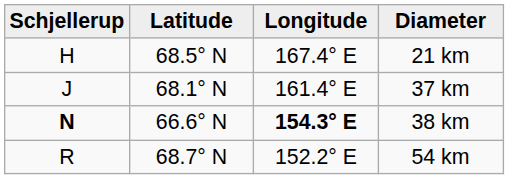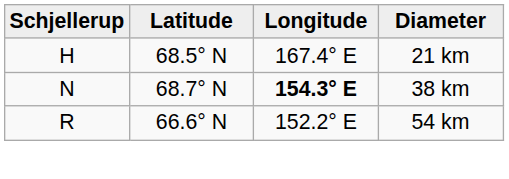- row: (440, 88)
(67, 122) bold -> (67, 88) normal
(191, 122) 66.6° N -> (191, 88) 68.7° N
(191, 156) 68.7° N -> (191, 122) 66.6° N
